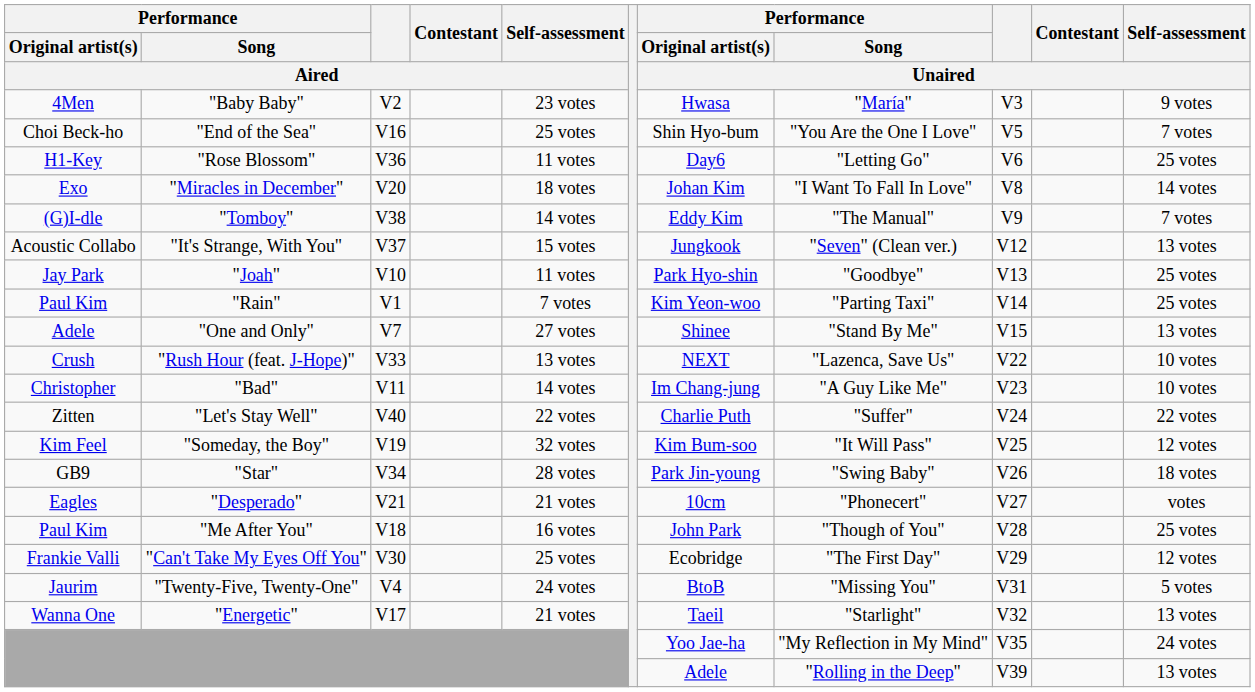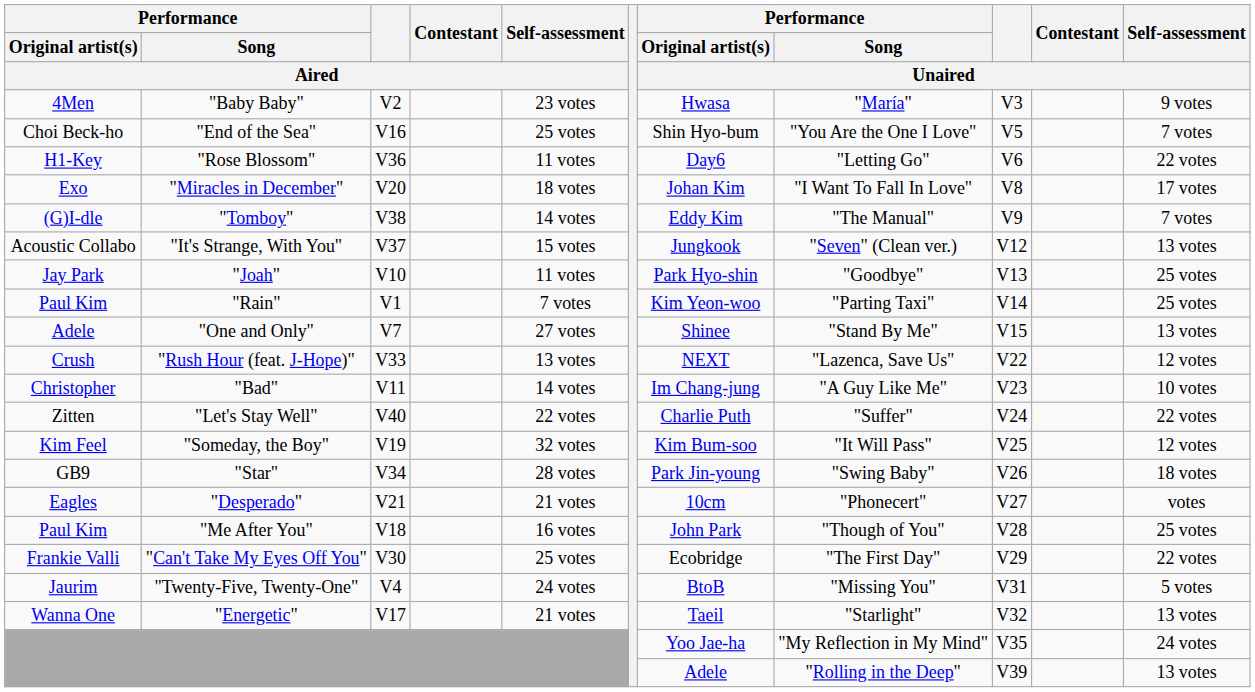(1187, 160) 25 votes -> (1187, 160) 22 votes
(1187, 189) 14 votes -> (1187, 189) 17 votes
(1187, 359) 10 votes -> (1187, 359) 12 votes
(1187, 558) 12 votes -> (1187, 558) 22 votes
